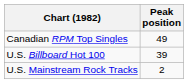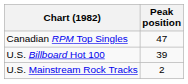(162, 39) 49 -> (162, 39) 47
